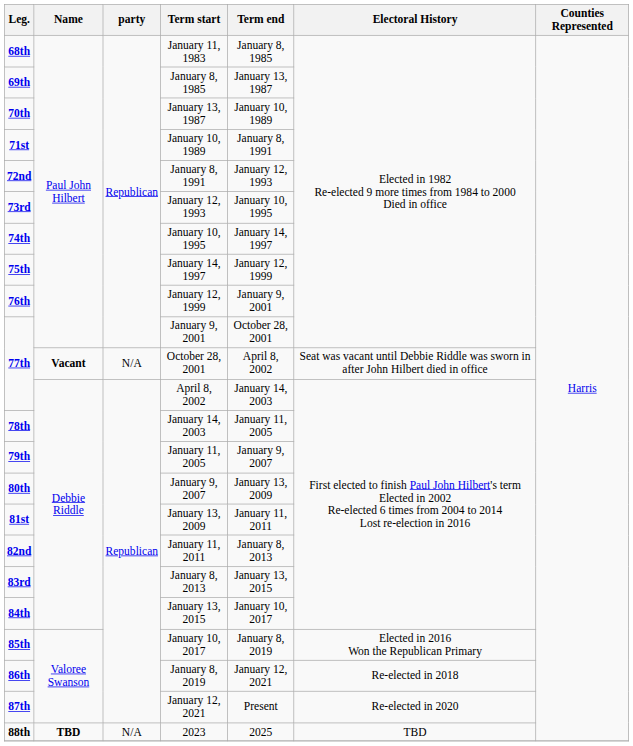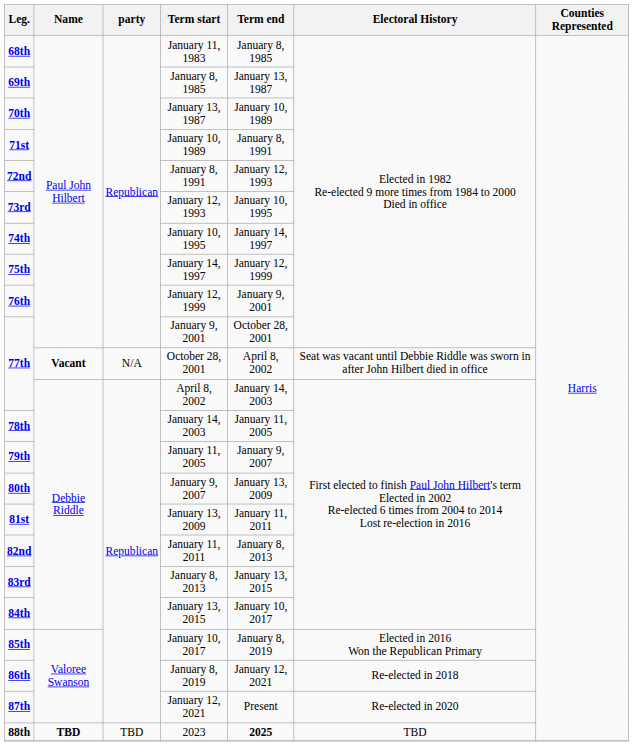(132, 731) N/A -> (132, 731) TBD
(261, 731) normal -> (261, 731) bold
